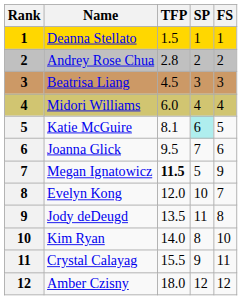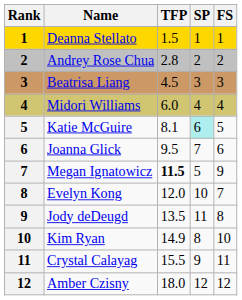(173, 238) 14.0 -> (173, 238) 14.9
